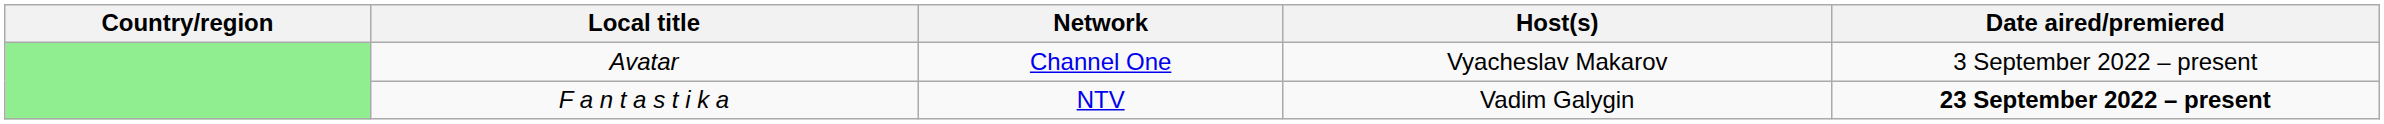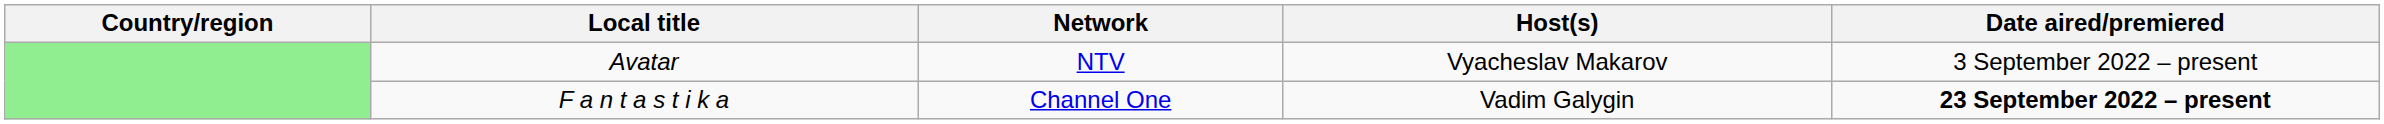(1101, 61) Channel One -> (1101, 61) NTV
(1101, 99) NTV -> (1101, 99) Channel One
